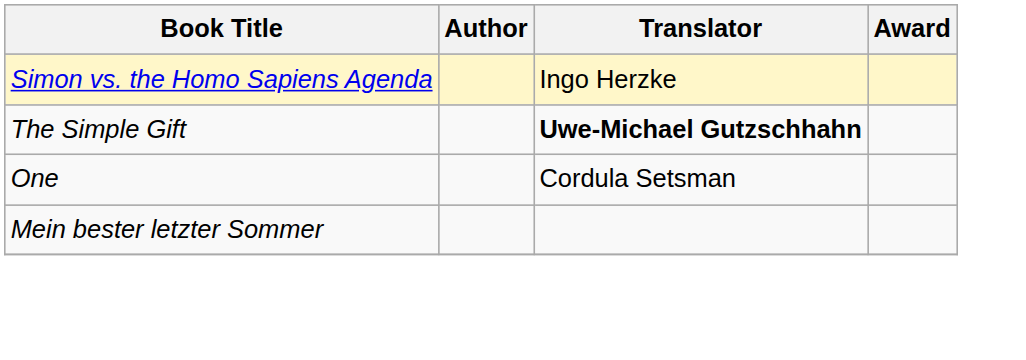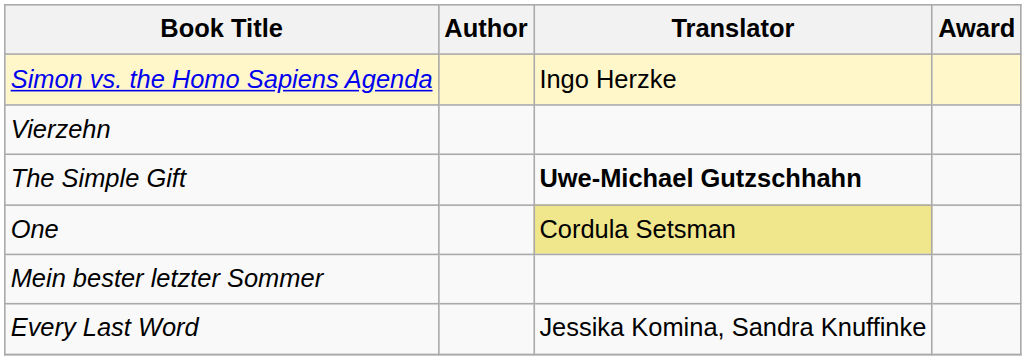+ row: (61, 129)
(638, 179) no background -> (638, 228) khaki background
+ row: (105, 328)
